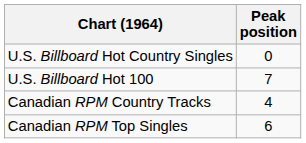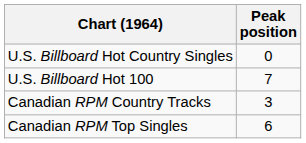(268, 102) 4 -> (268, 102) 3
